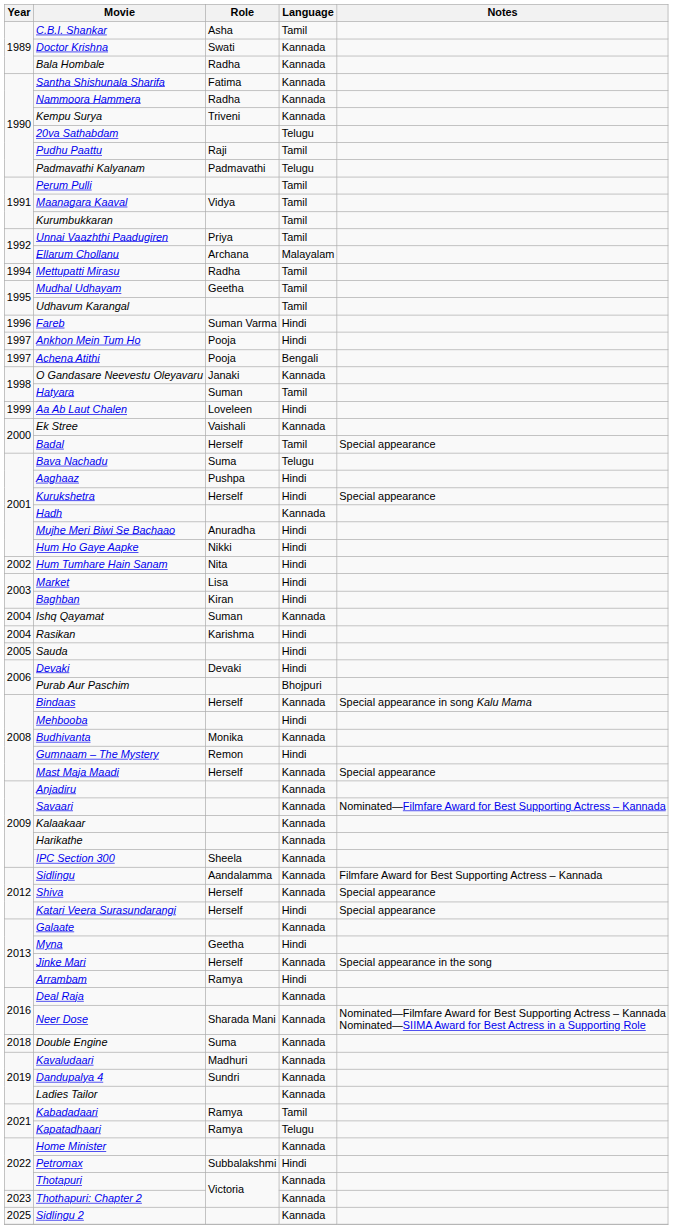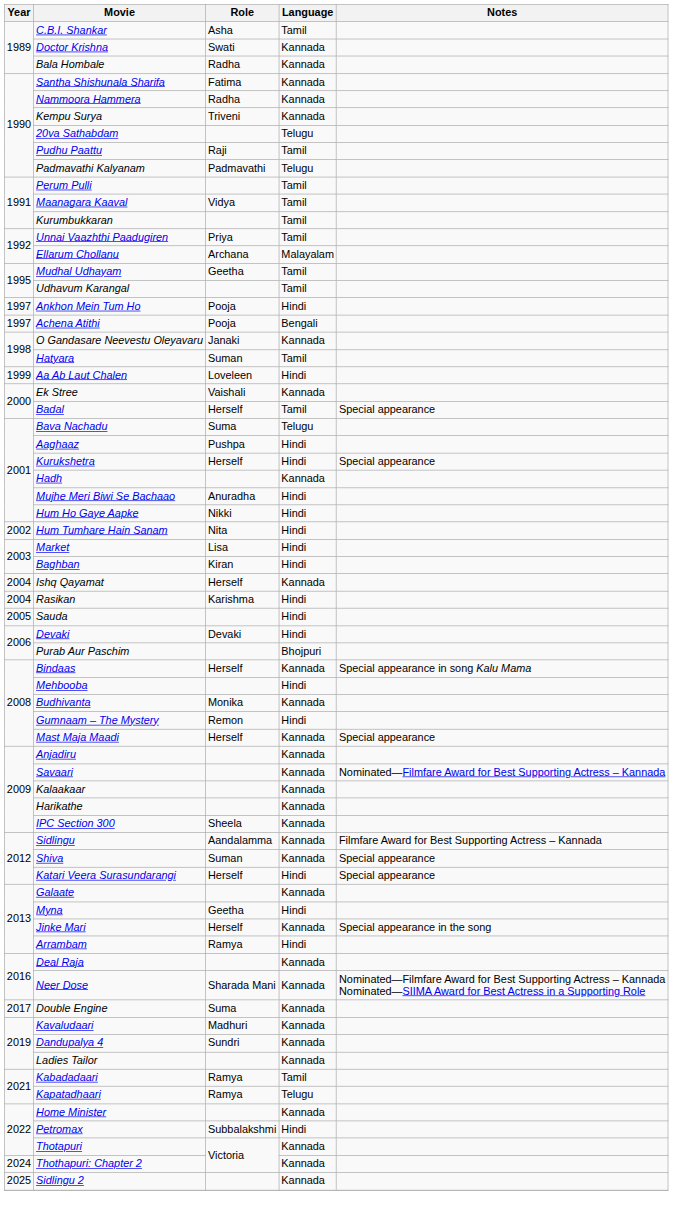- row: (78, 271)
- row: (50, 323)
(225, 617) Suman -> (225, 582) Herself
(225, 893) Herself -> (225, 858) Suman
(19, 1043) 2018 -> (19, 1008) 2017
(19, 1198) 2023 -> (19, 1164) 2024
